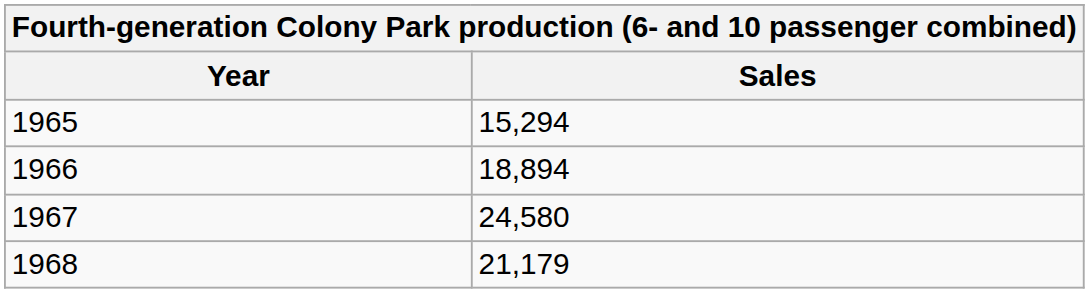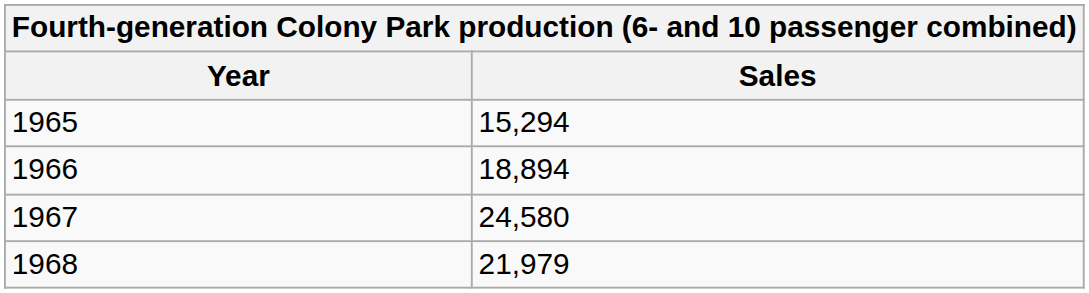(524, 264) 21,179 -> (524, 264) 21,979
